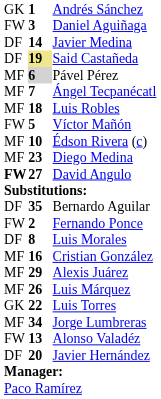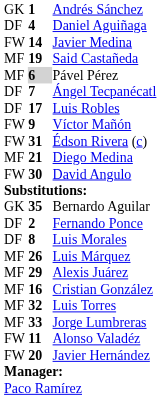(15, 25) FW -> (13, 25) DF
(32, 25) 3 -> (32, 25) 4
(13, 42) DF -> (15, 42) FW
(13, 58) DF -> (14, 58) MF
(35, 58) khaki background -> (35, 58) no background
(14, 91) MF -> (13, 91) DF
(14, 108) MF -> (13, 108) DF
(35, 108) 18 -> (35, 108) 17
(32, 124) 5 -> (32, 124) 9
(14, 141) MF -> (15, 141) FW
(35, 141) 10 -> (35, 141) 31
(35, 157) 23 -> (35, 157) 21
(15, 174) bold -> (15, 174) normal
(35, 174) 27 -> (35, 174) 30
(13, 207) DF -> (14, 207) GK
(15, 223) FW -> (13, 223) DF
rows swapped: (103, 256) <-> (92, 289)
(14, 306) GK -> (14, 306) MF
(35, 306) 22 -> (35, 306) 32
(35, 322) 34 -> (35, 322) 33
(35, 339) 13 -> (35, 339) 11
(13, 355) DF -> (15, 355) FW
